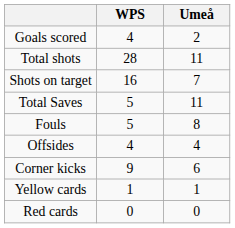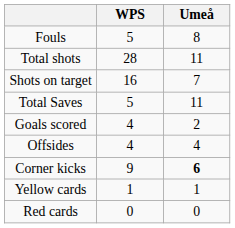rows swapped: (51, 37) <-> (51, 124)
(197, 168) normal -> (197, 168) bold
